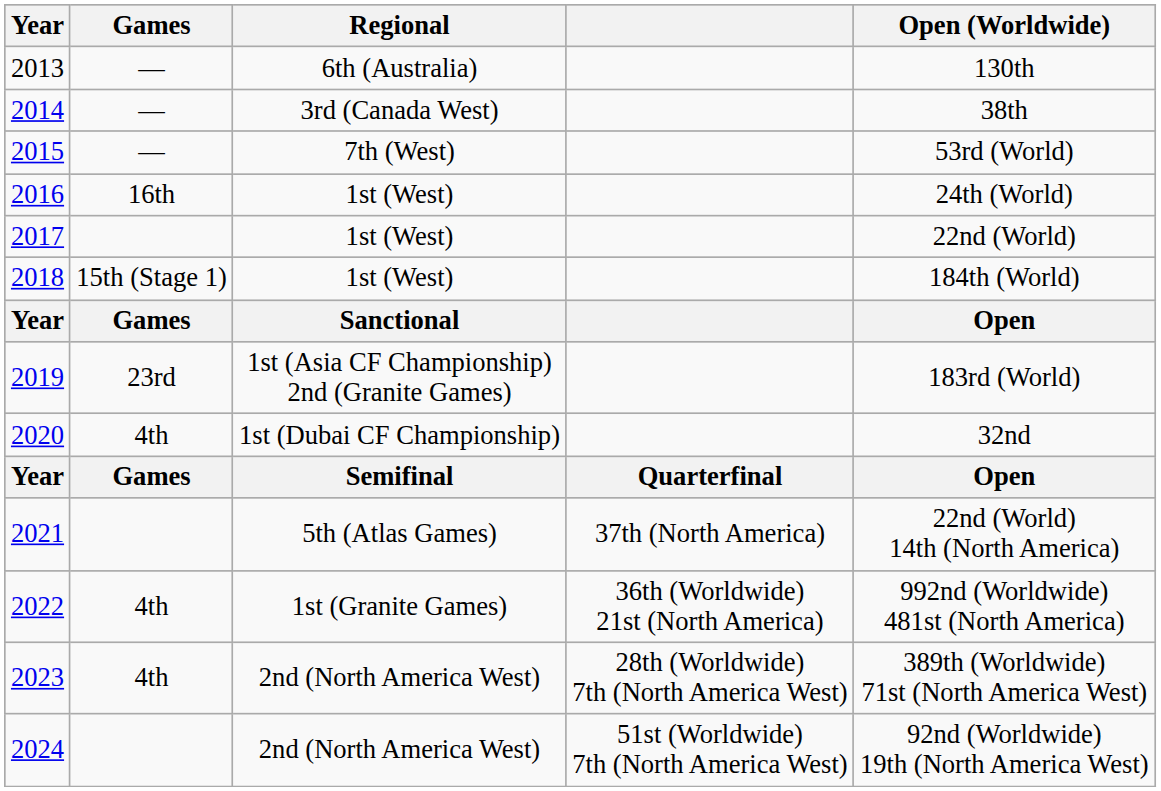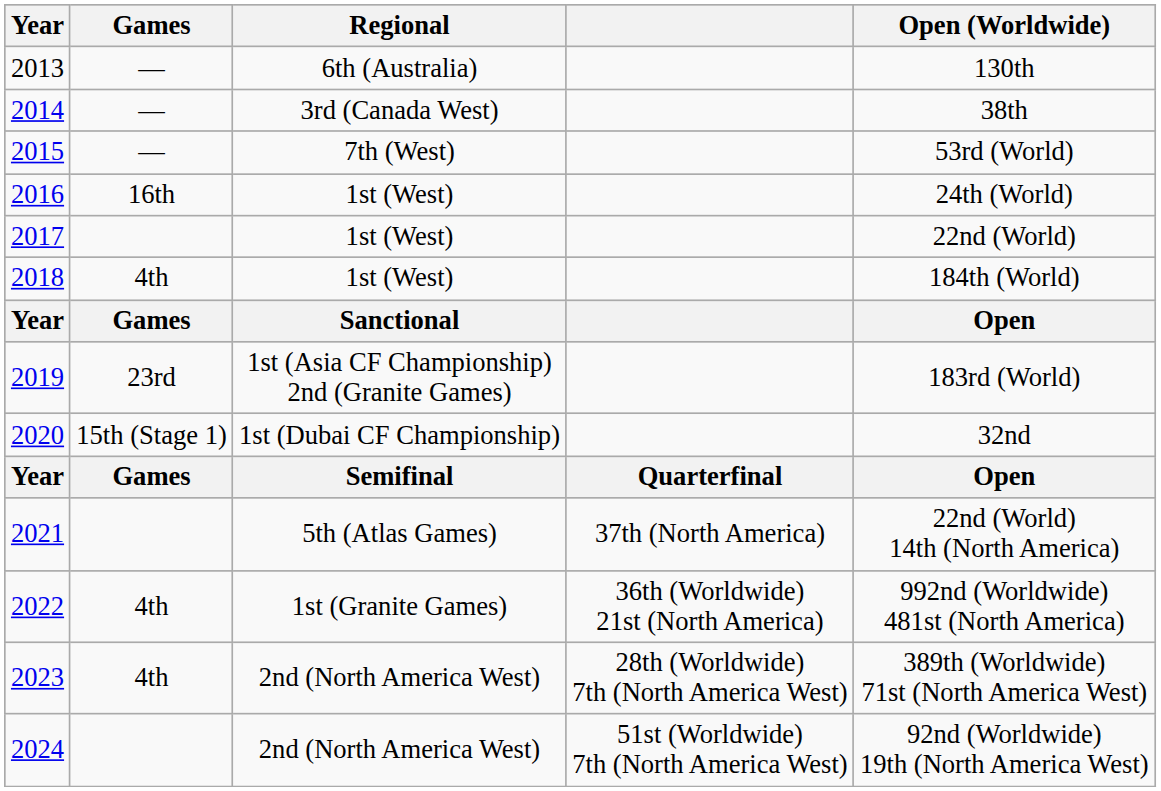(152, 278) 15th (Stage 1) -> (152, 278) 4th
(152, 434) 4th -> (152, 434) 15th (Stage 1)
